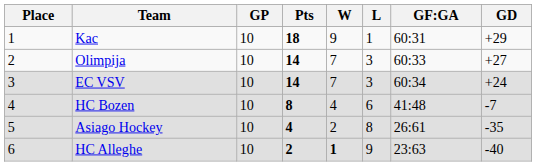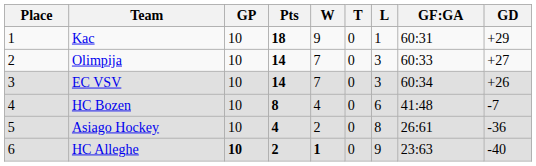+ column: (358, 15)
(496, 82) +24 -> (498, 82) +26
(494, 127) -35 -> (497, 127) -36
(247, 149) normal -> (235, 149) bold
